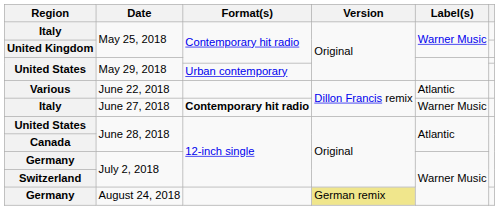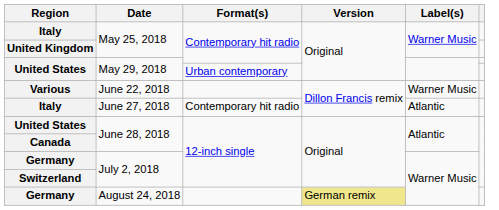(436, 89) Atlantic -> (442, 89) Warner Music
(247, 107) bold -> (242, 107) normal
(452, 107) Warner Music -> (426, 107) Atlantic
